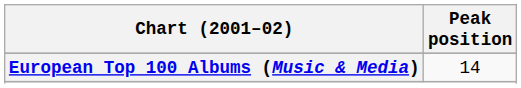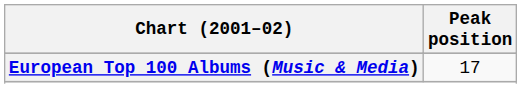(470, 68) 14 -> (470, 68) 17
